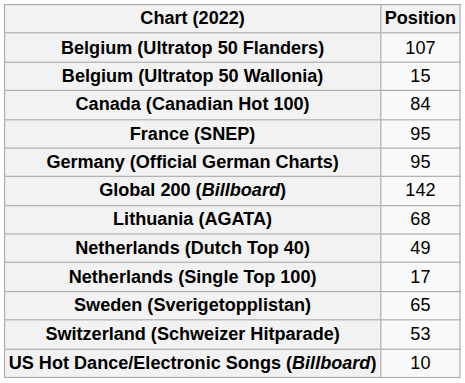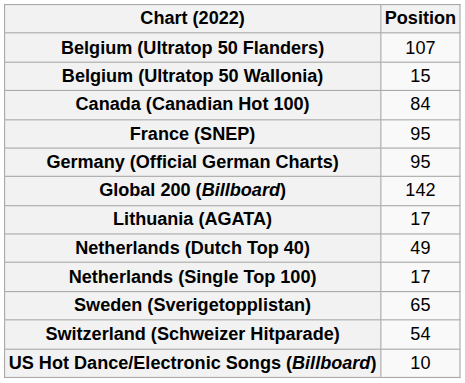(420, 219) 68 -> (420, 219) 17
(420, 334) 53 -> (420, 334) 54
